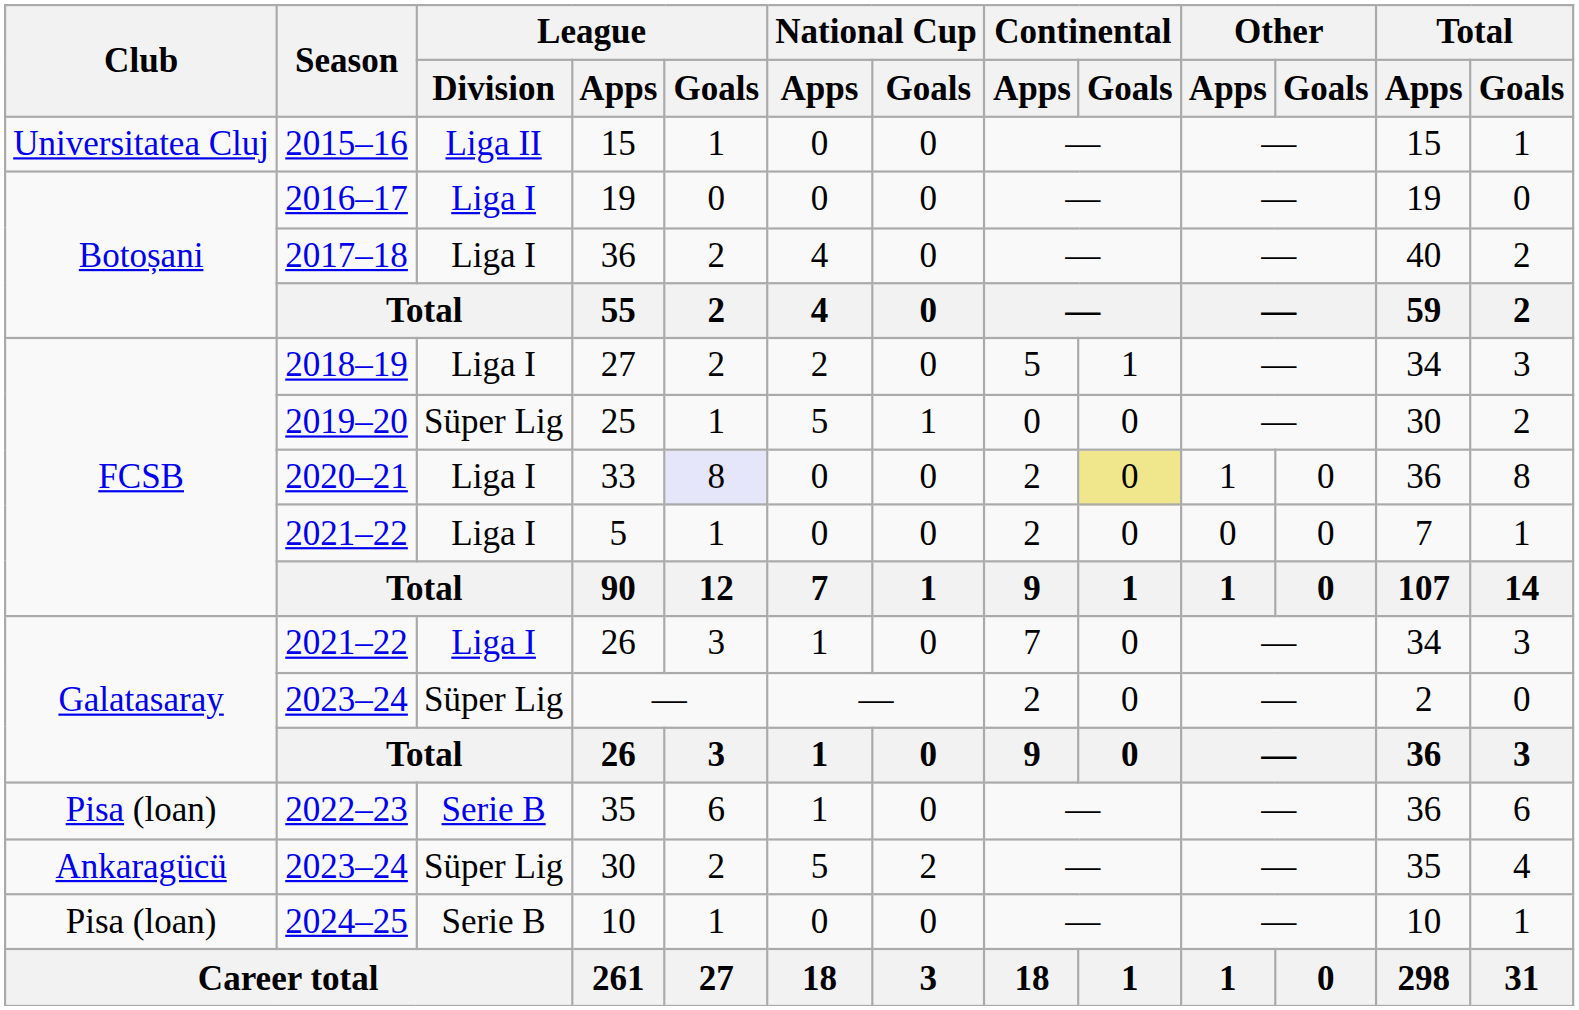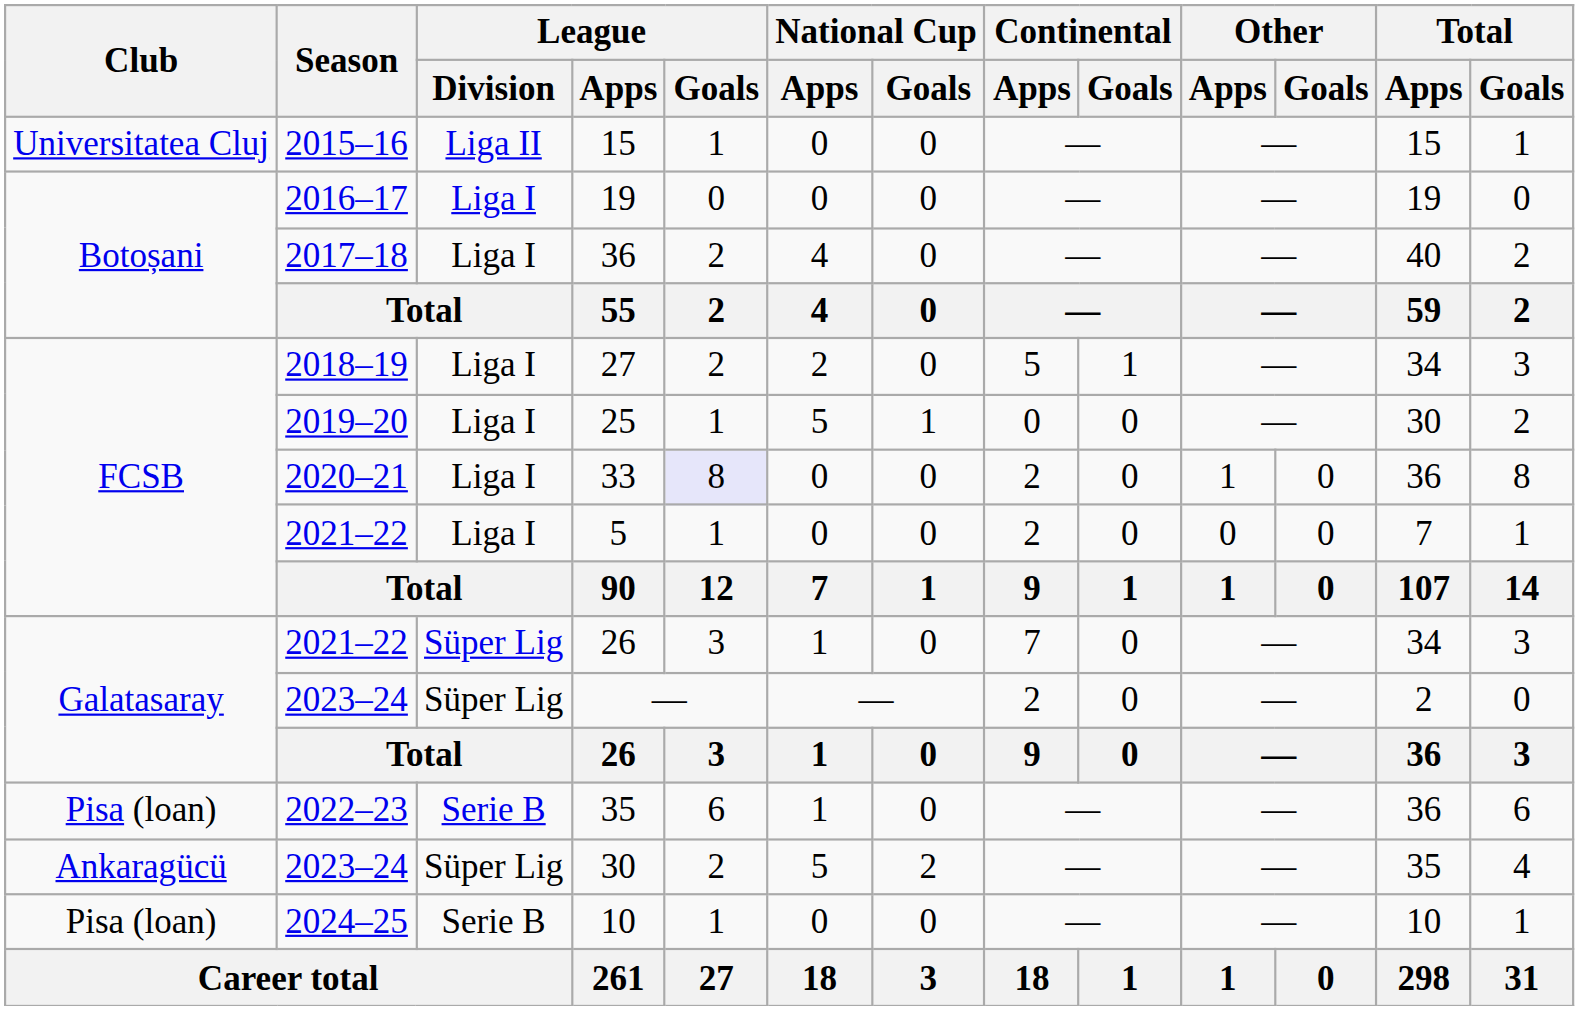(494, 421) Süper Lig -> (494, 421) Liga I
(1130, 476) khaki background -> (1130, 476) no background
(494, 643) Liga I -> (494, 643) Süper Lig
